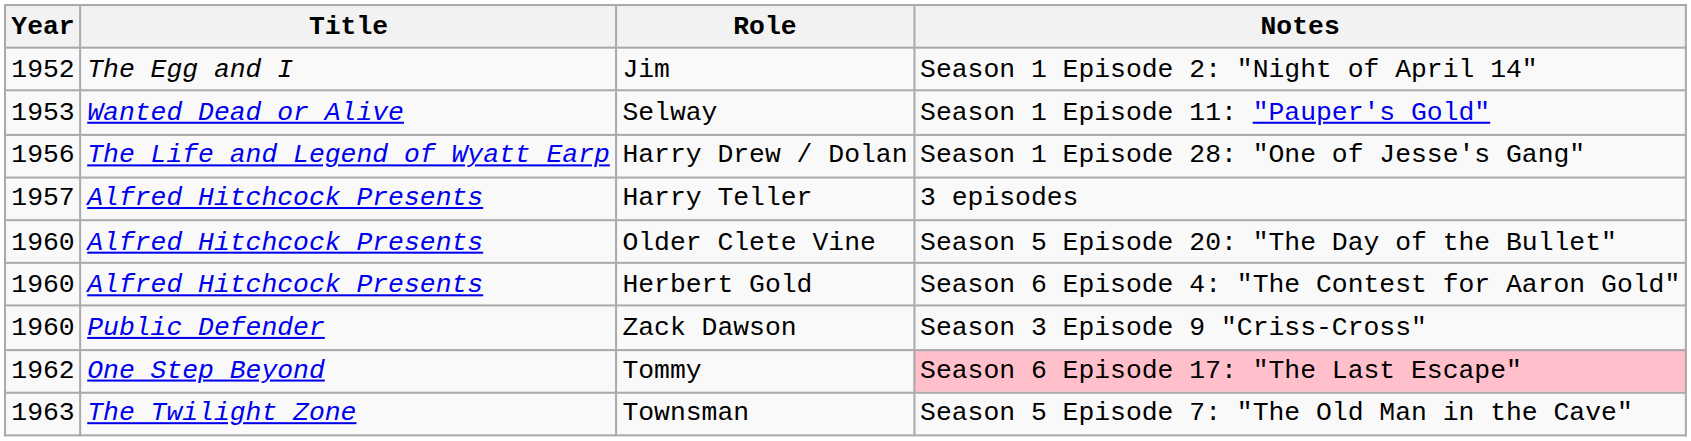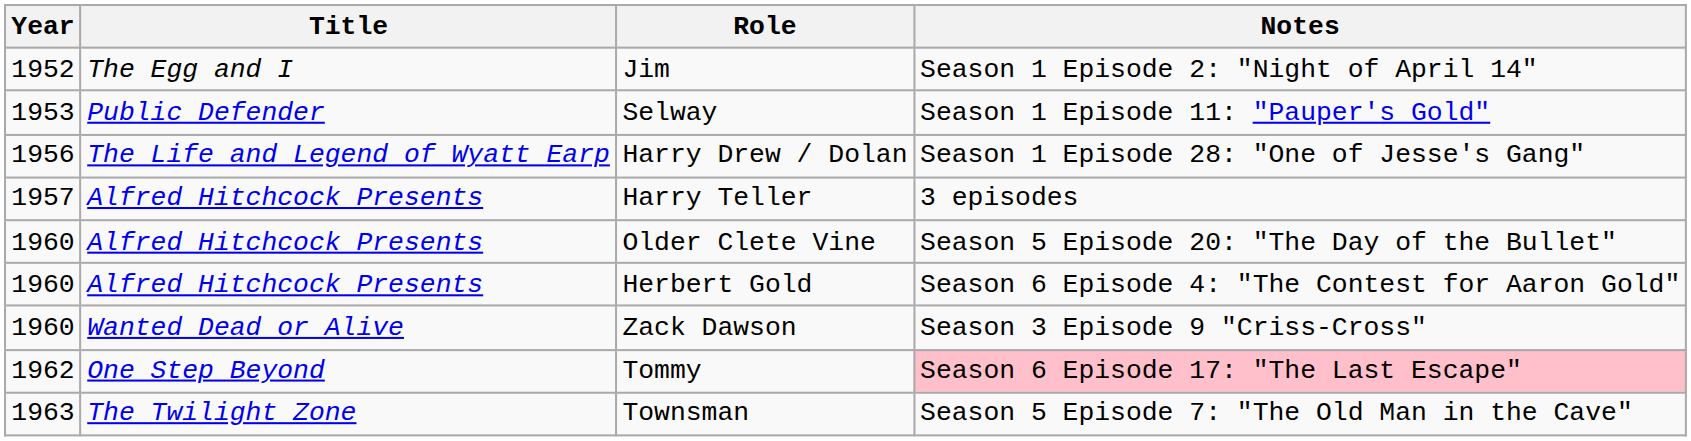(246, 113) Wanted Dead or Alive -> (206, 113) Public Defender
(206, 328) Public Defender -> (246, 328) Wanted Dead or Alive
